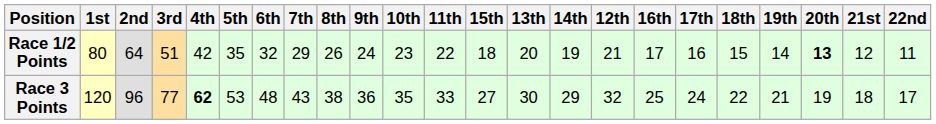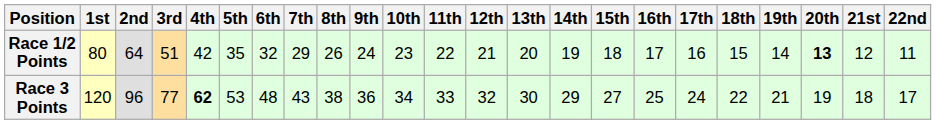columns swapped: (613, 17) <-> (487, 17)
(404, 97) 35 -> (404, 97) 34
